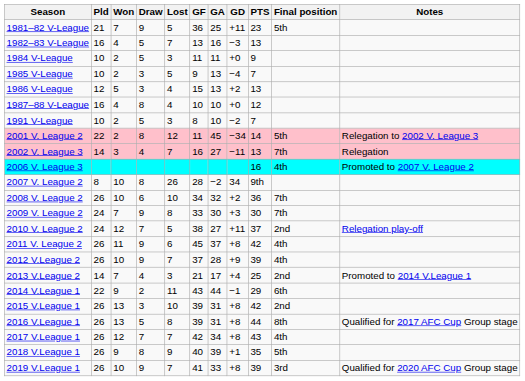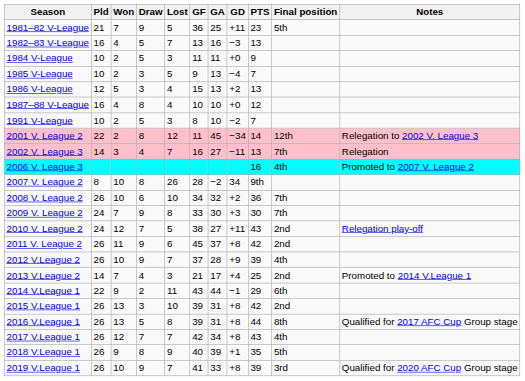(281, 136) 5th -> (283, 136) 12th
(256, 228) 37 -> (256, 228) 43
(281, 244) 4th -> (282, 244) 2nd
